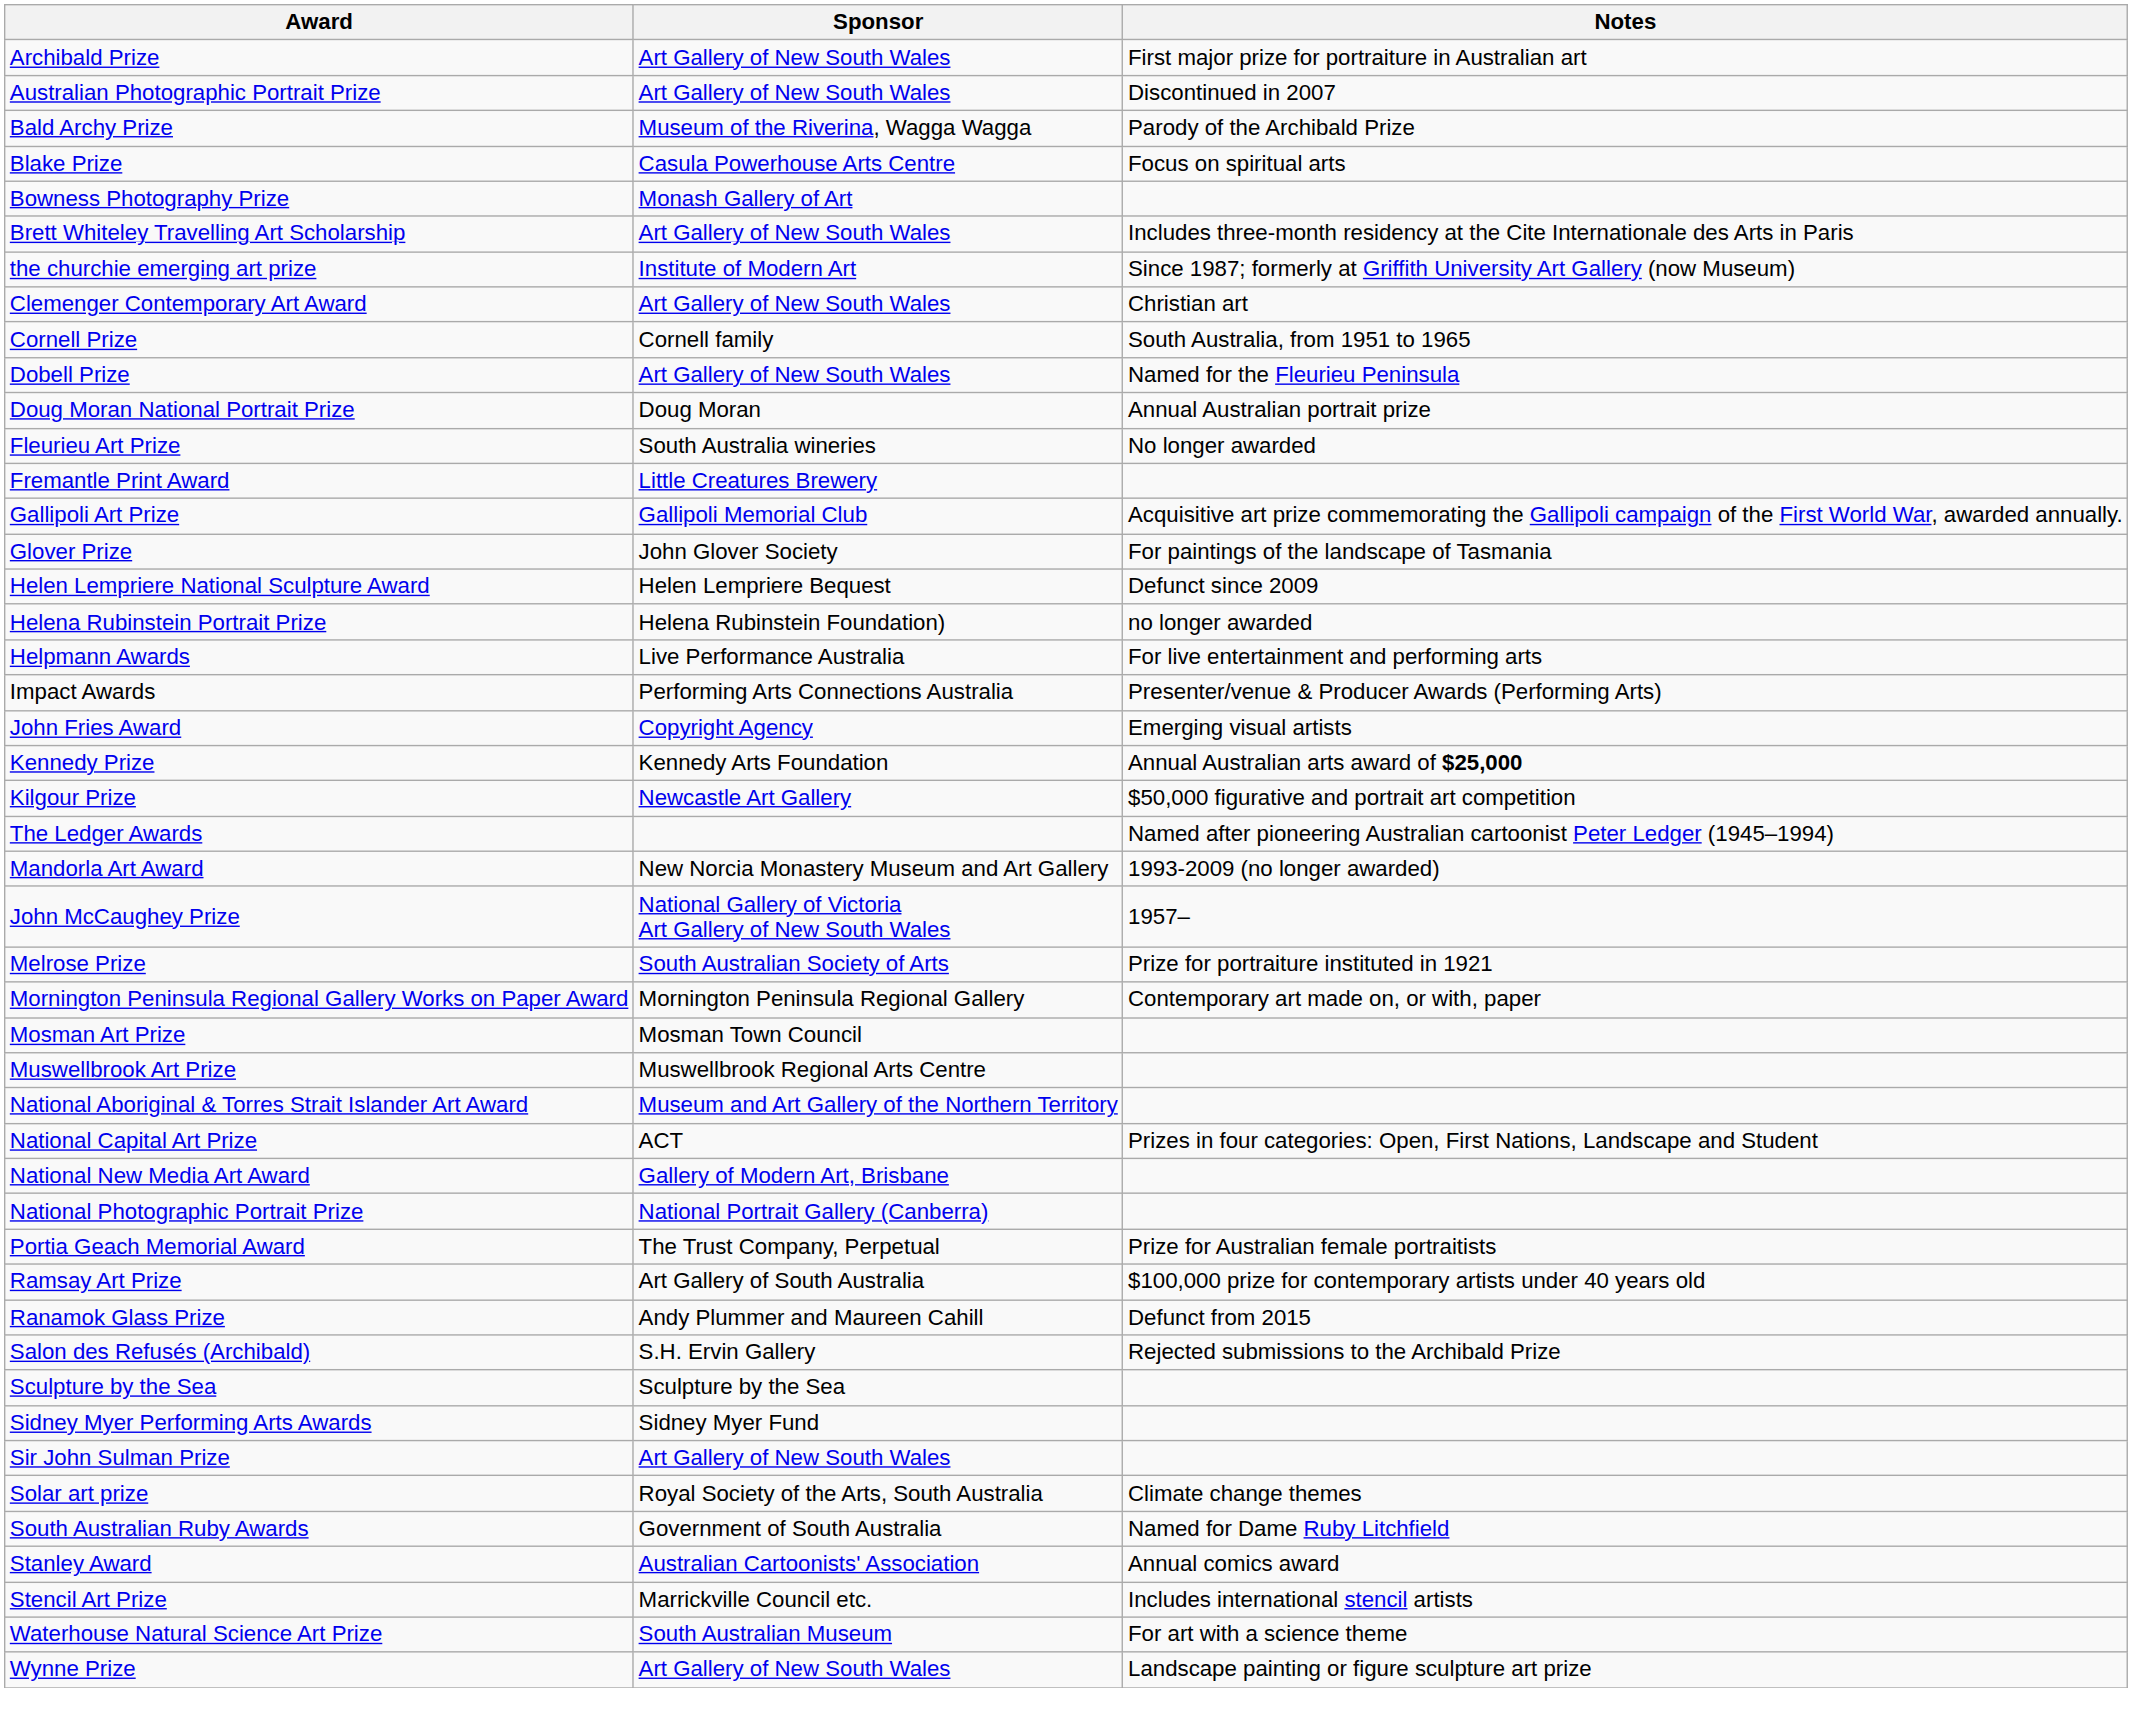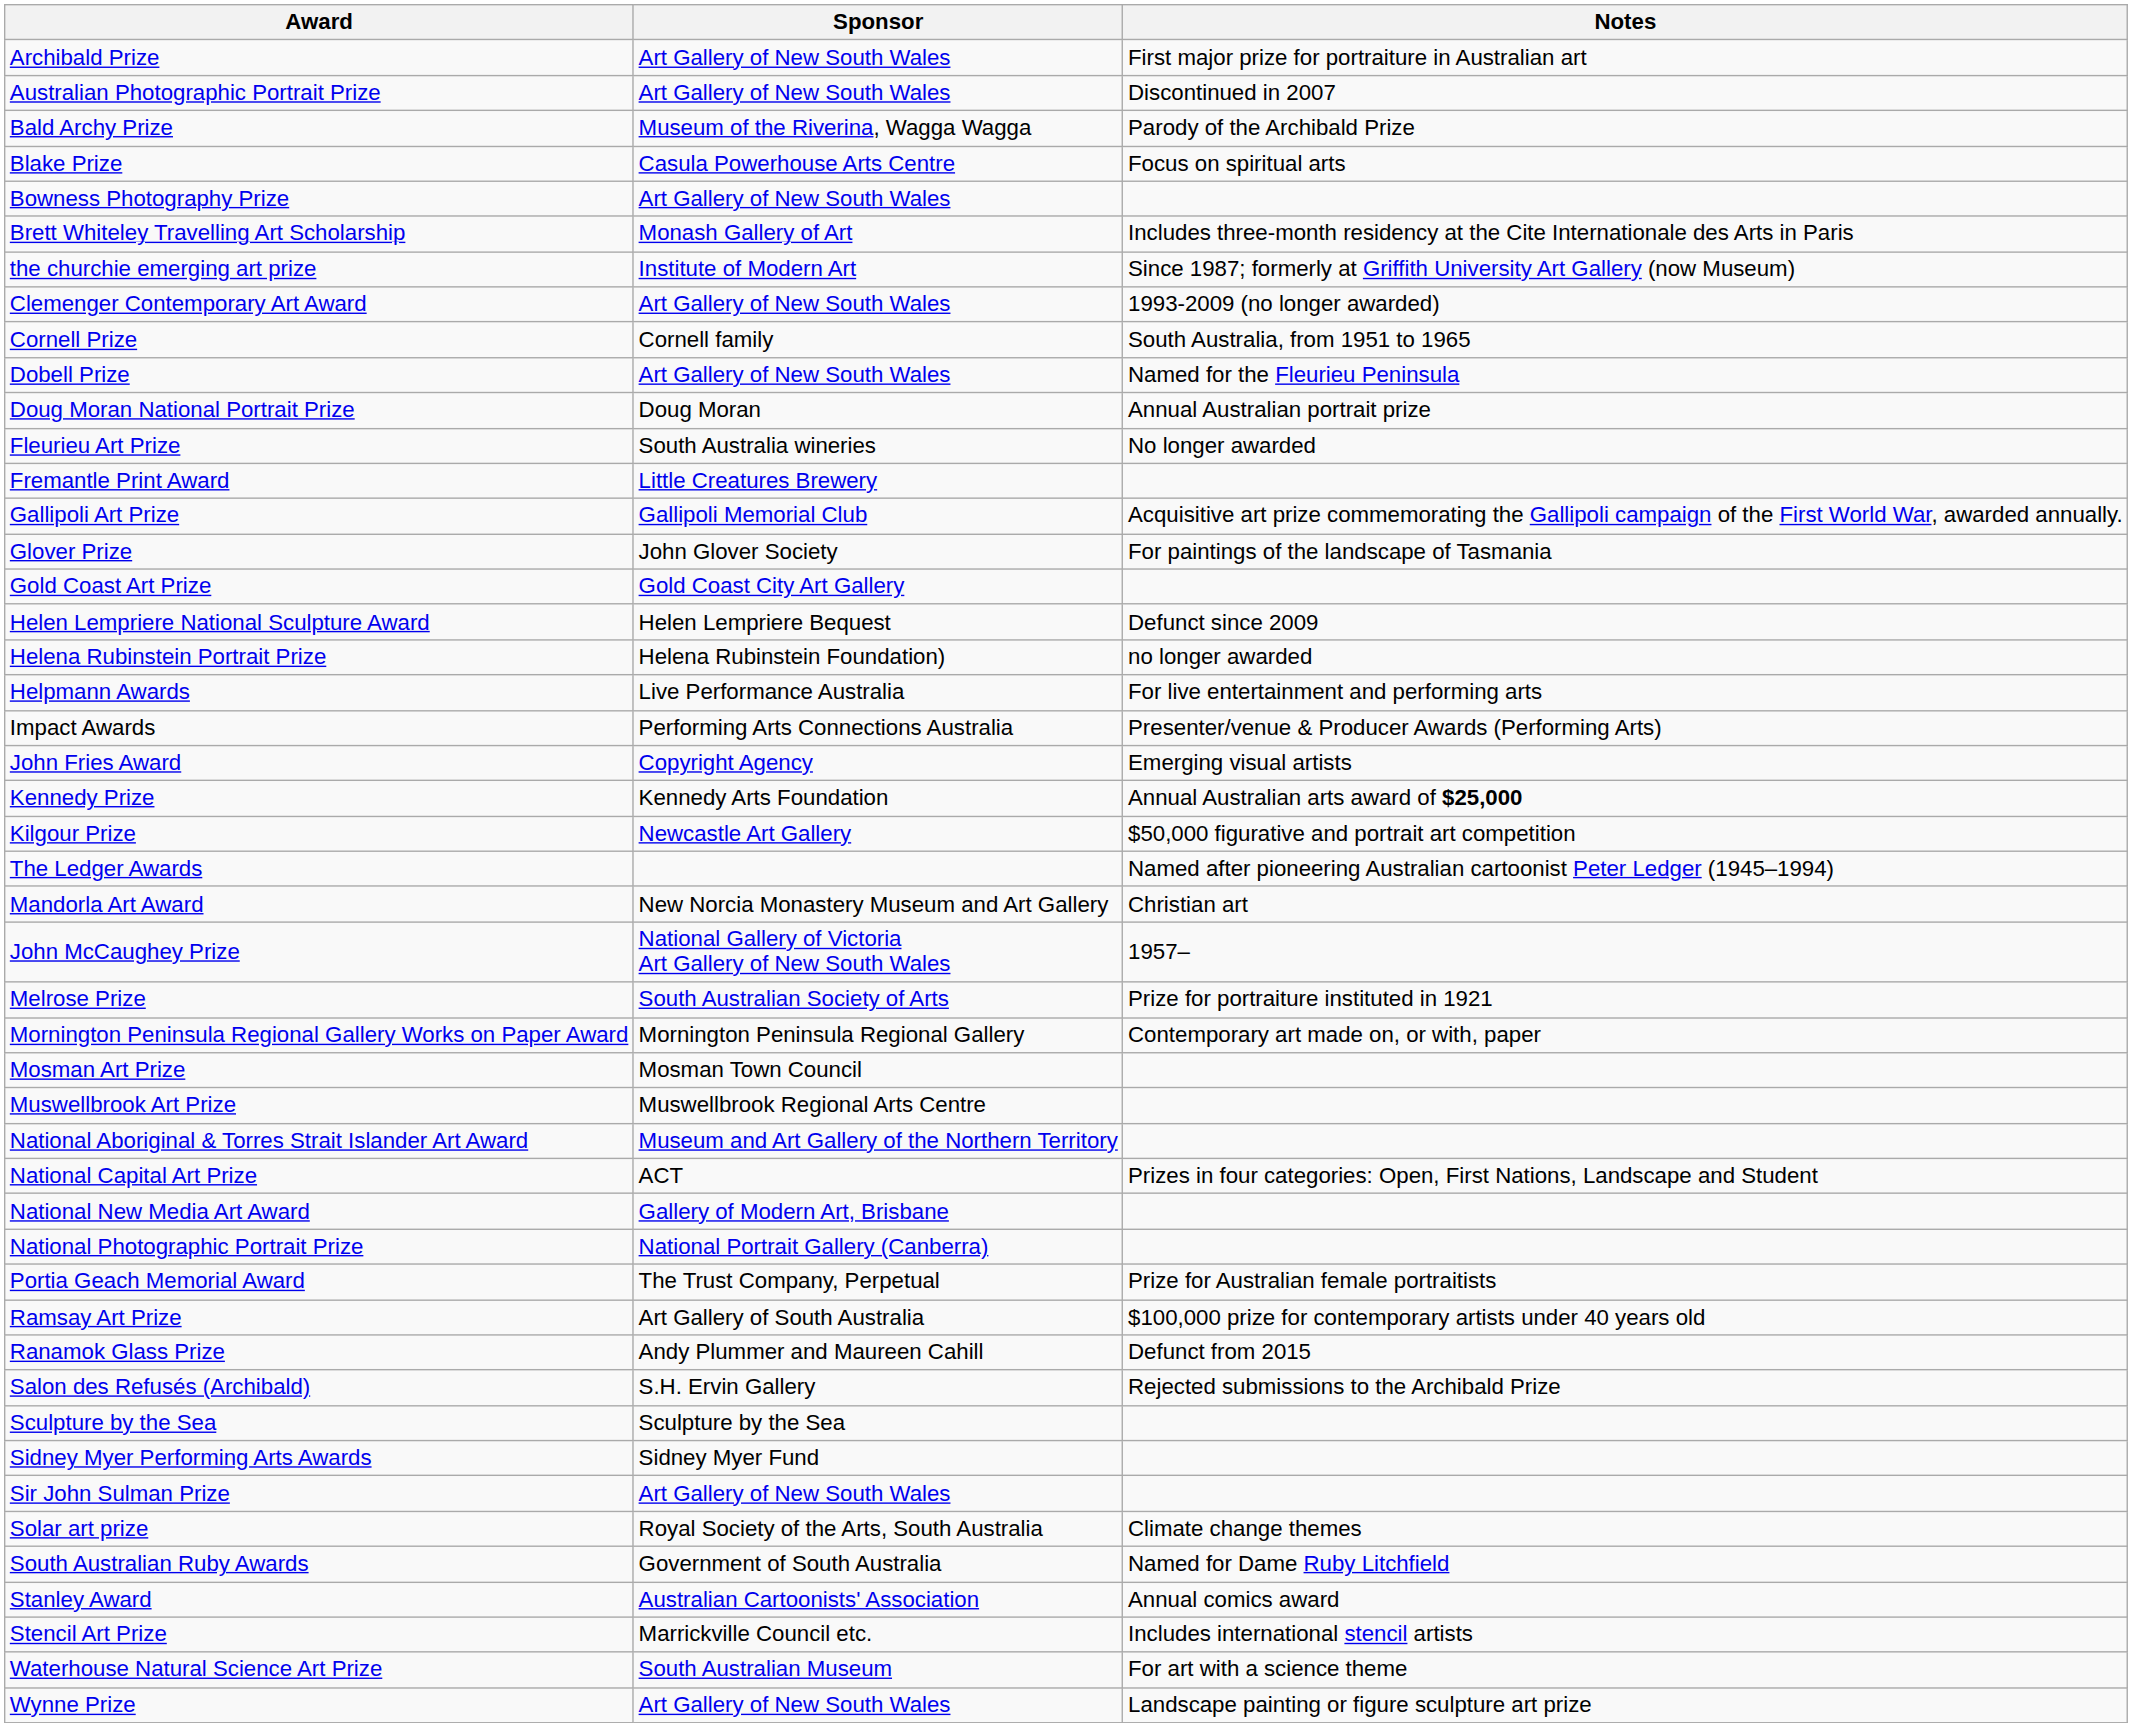(746, 198) Monash Gallery of Art -> (795, 198) Art Gallery of New South Wales
(795, 233) Art Gallery of New South Wales -> (746, 233) Monash Gallery of Art
(1188, 304) Christian art -> (1284, 304) 1993-2009 (no longer awarded)
+ row: (111, 586)
(1284, 868) 1993-2009 (no longer awarded) -> (1188, 903) Christian art
